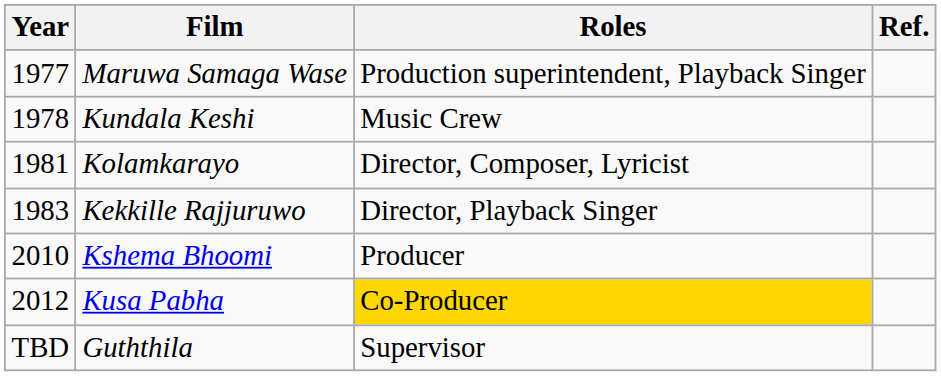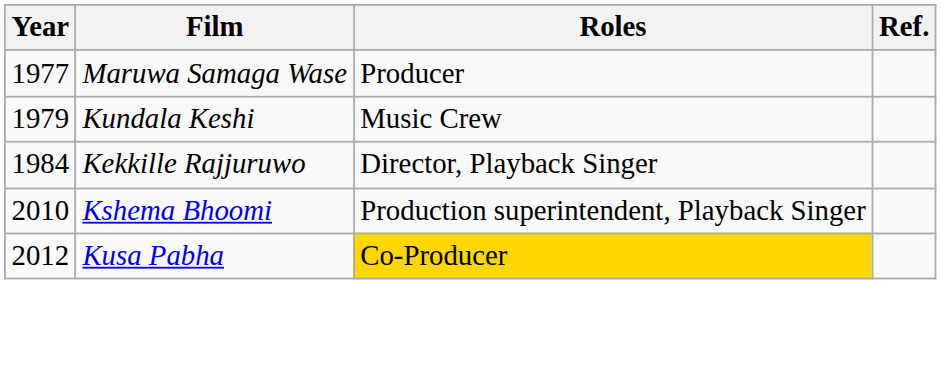(613, 73) Production superintendent, Playback Singer -> (412, 73) Producer
(40, 118) 1978 -> (40, 118) 1979
- row: (161, 164)
(40, 210) 1983 -> (40, 164) 1984
(412, 255) Producer -> (613, 210) Production superintendent, Playback Singer
- row: (138, 347)
